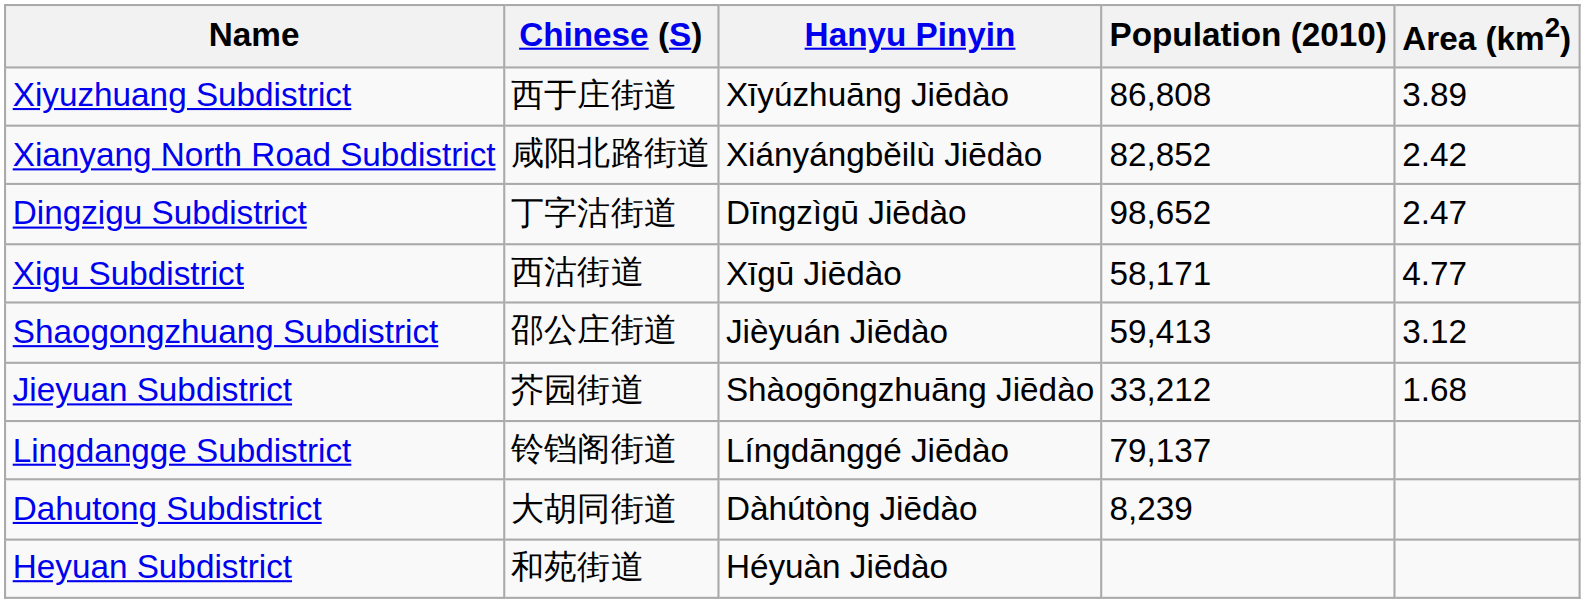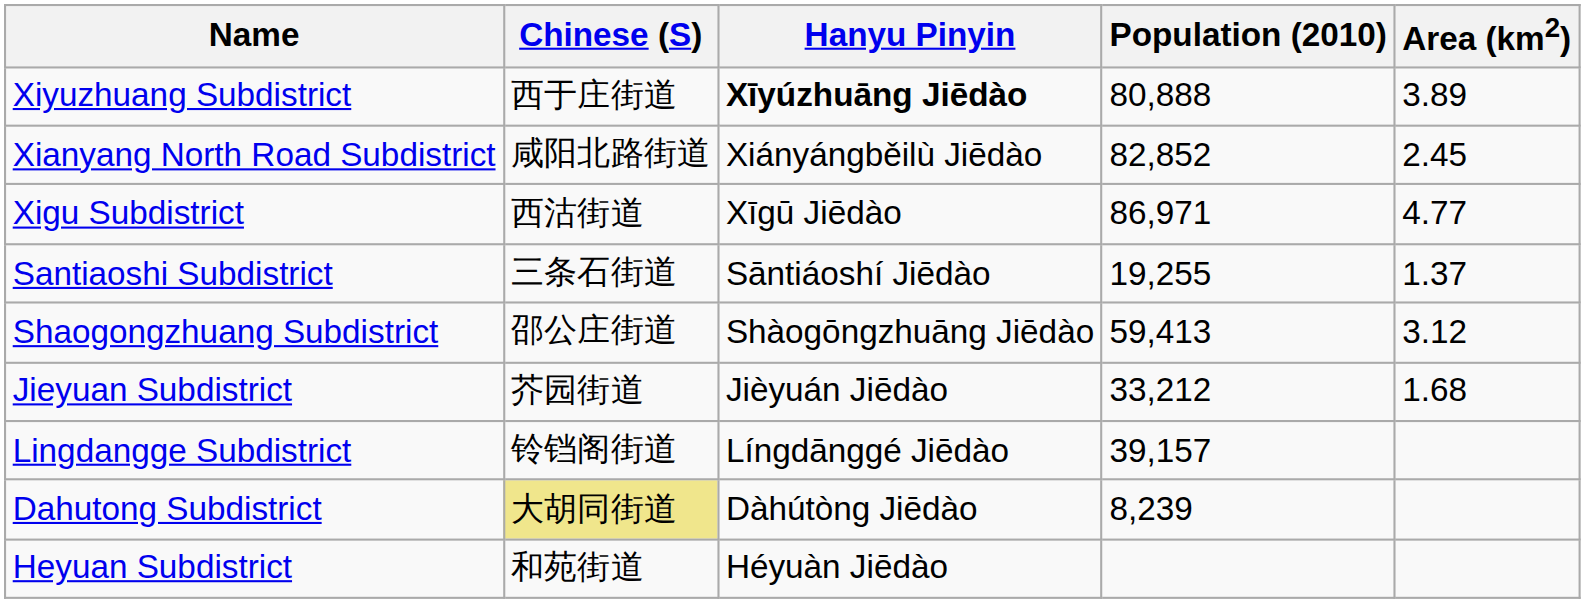(867, 95) normal -> (877, 95) bold
(1160, 95) 86,808 -> (1160, 95) 80,888
(1435, 154) 2.42 -> (1435, 154) 2.45
- row: (160, 213)
(1160, 272) 58,171 -> (1160, 213) 86,971
+ row: (173, 272)
(837, 331) Jièyuán Jiēdào -> (910, 331) Shàogōngzhuāng Jiēdào
(910, 390) Shàogōngzhuāng Jiēdào -> (837, 390) Jièyuán Jiēdào
(1160, 449) 79,137 -> (1160, 449) 39,157
(594, 507) no background -> (594, 507) khaki background
